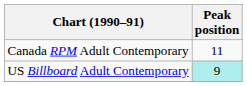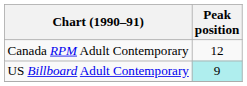(217, 50) 11 -> (217, 50) 12
